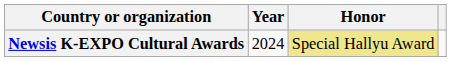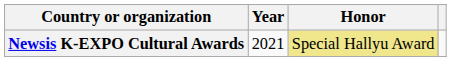(268, 43) 2024 -> (268, 43) 2021
